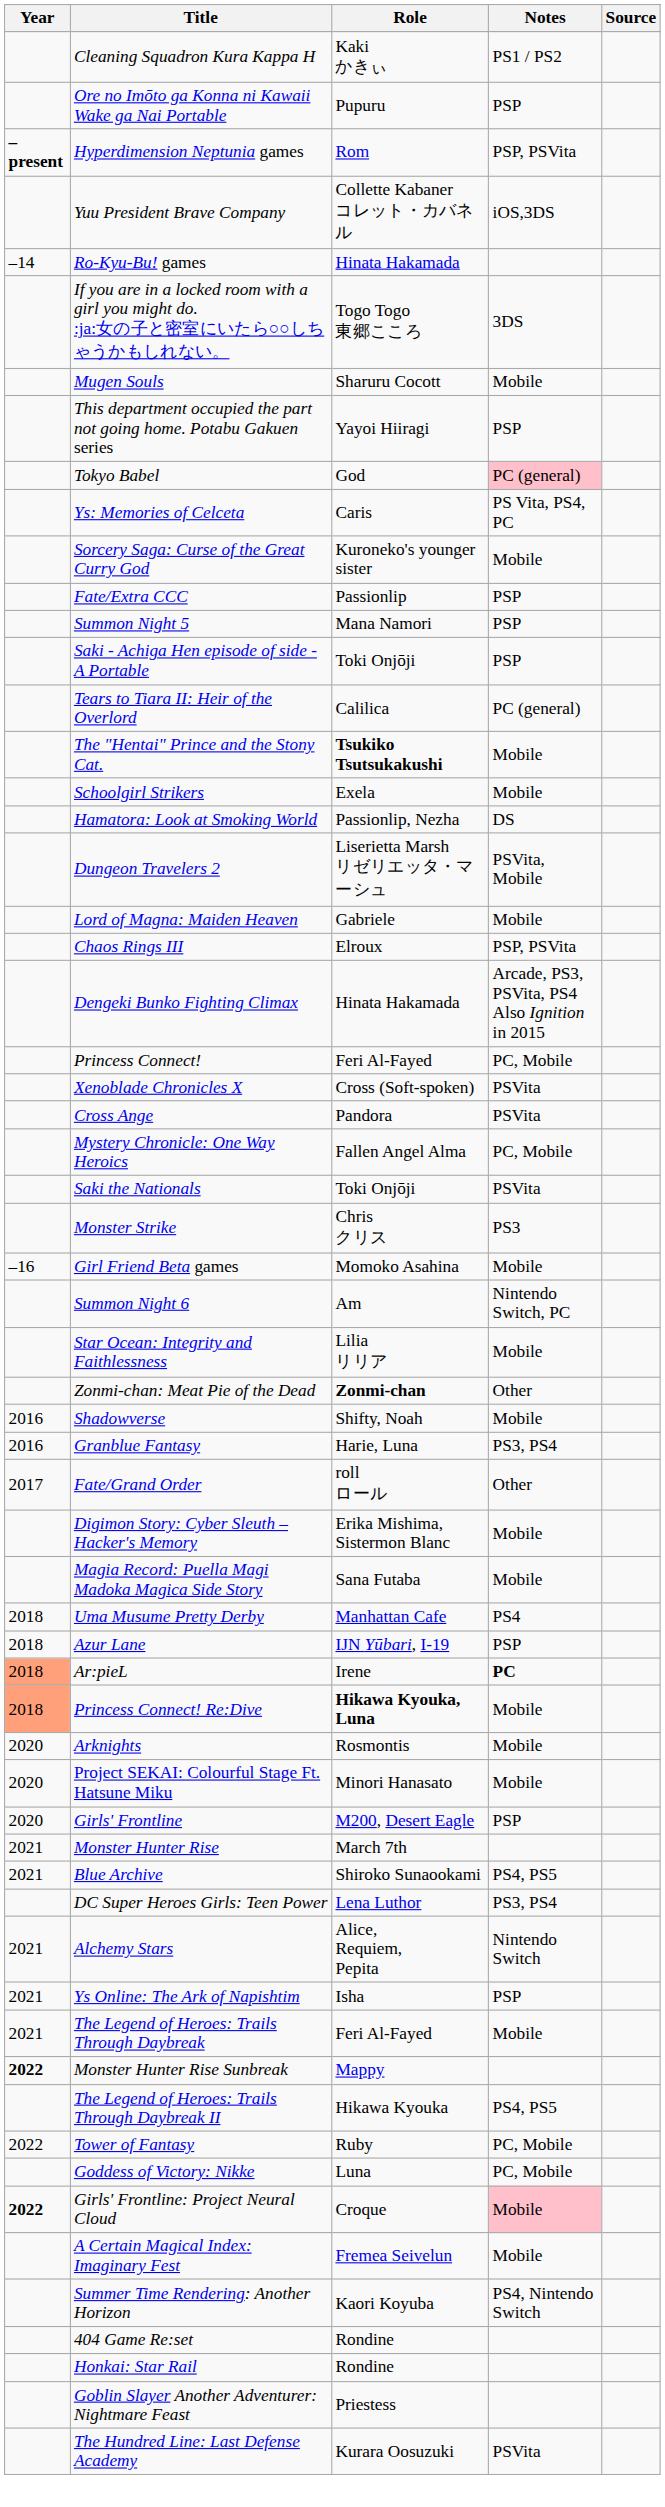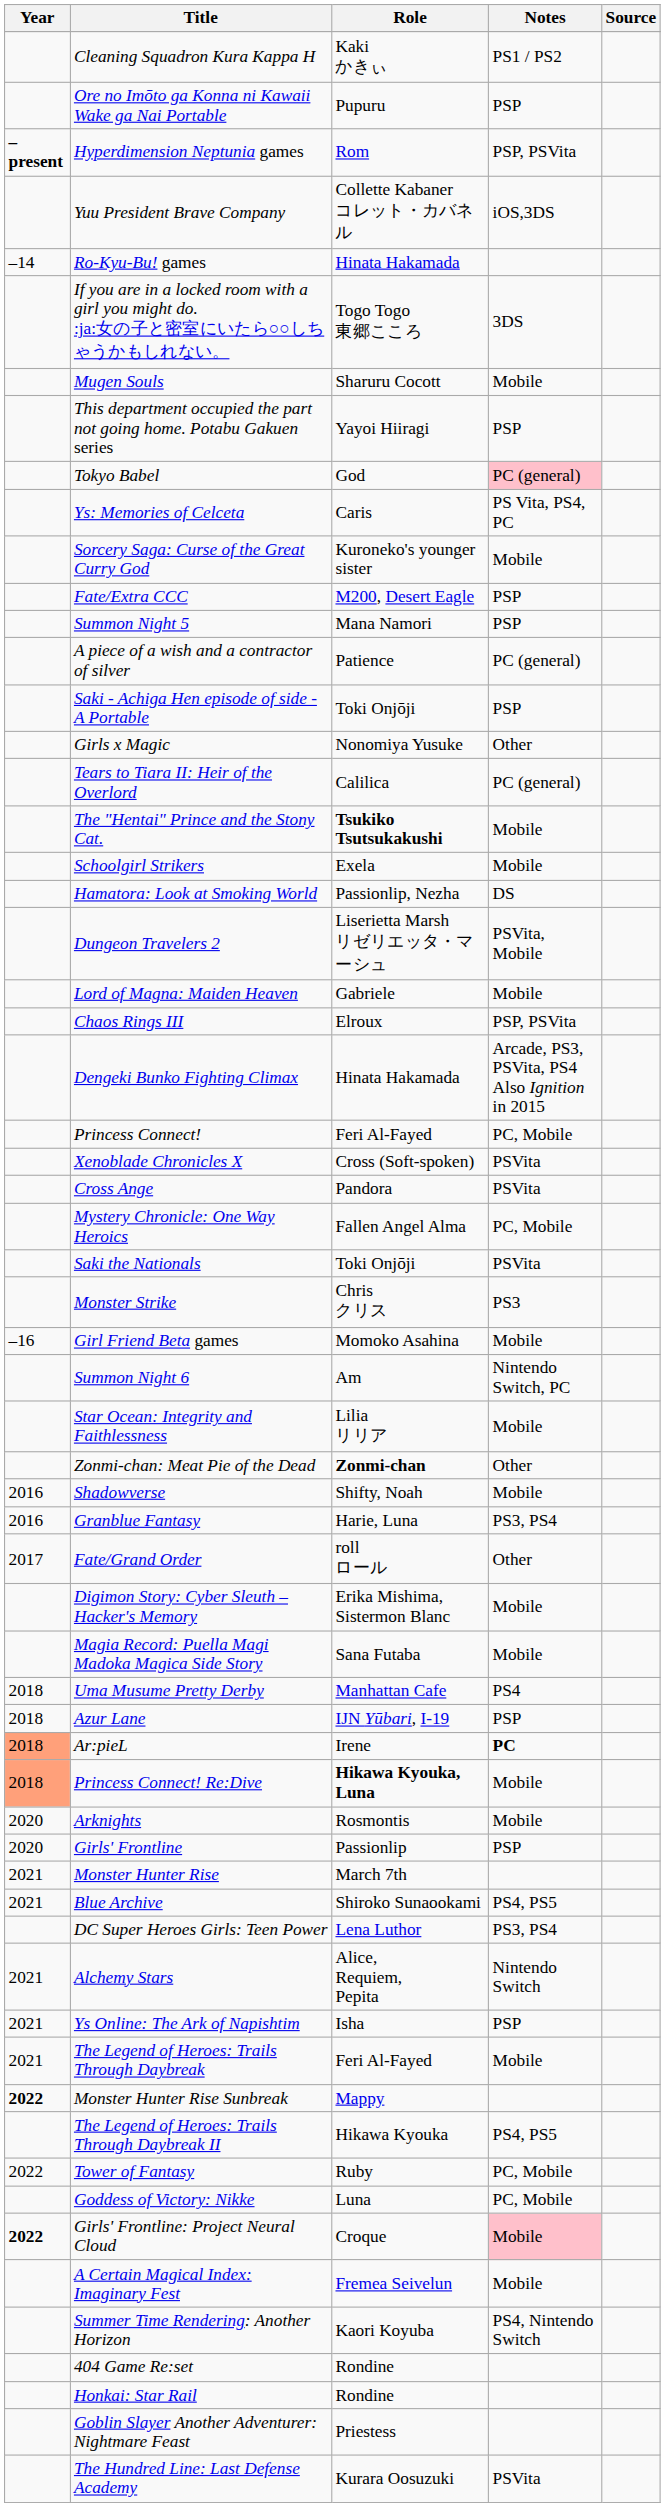(371, 596) Passionlip -> (405, 596) M200, Desert Eagle
+ row: (193, 661)
+ row: (122, 745)
- row: (197, 1783)
(405, 1820) M200, Desert Eagle -> (371, 1847) Passionlip
